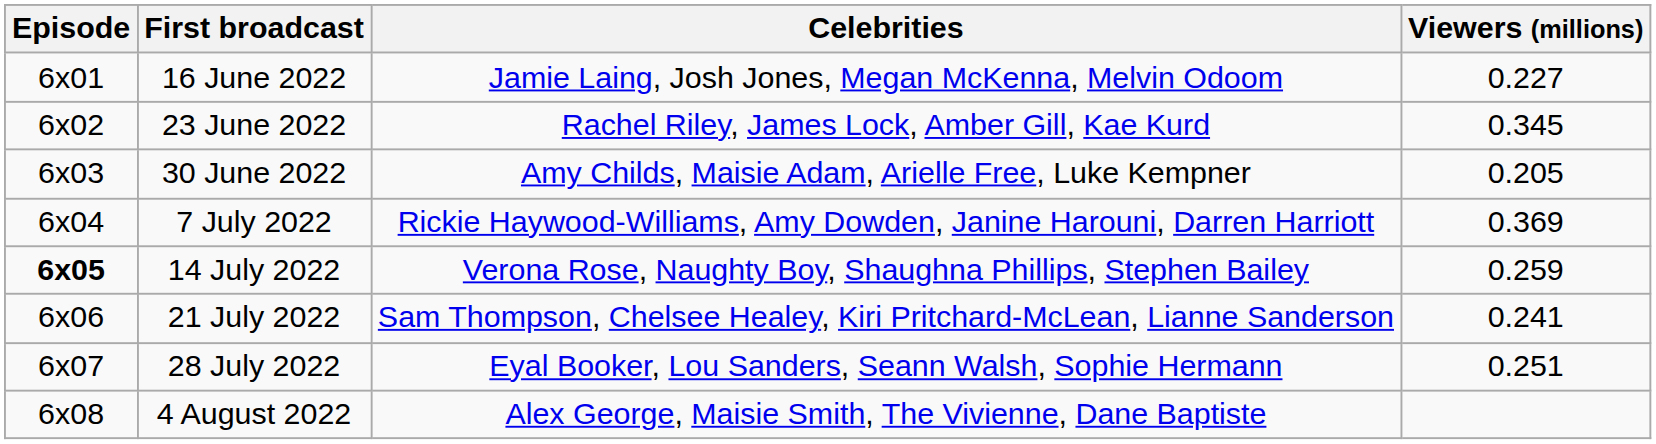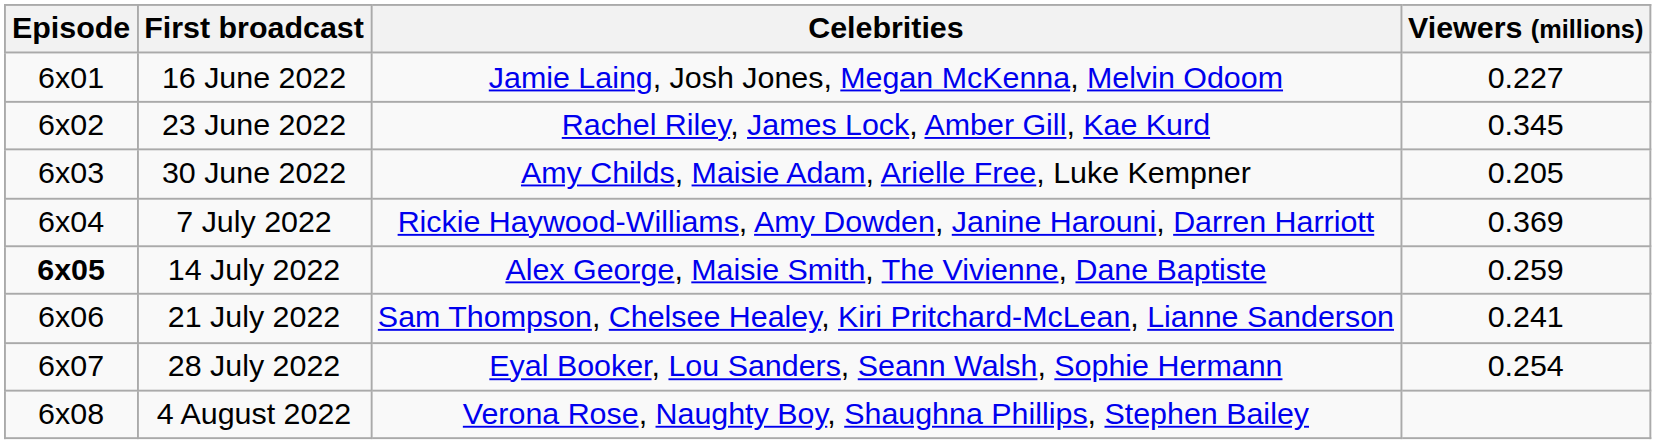(886, 269) Verona Rose, Naughty Boy, Shaughna Phillips, Stephen Bailey -> (886, 269) Alex George, Maisie Smith, The Vivienne, Dane Baptiste
(1526, 366) 0.251 -> (1526, 366) 0.254
(886, 414) Alex George, Maisie Smith, The Vivienne, Dane Baptiste -> (886, 414) Verona Rose, Naughty Boy, Shaughna Phillips, Stephen Bailey
